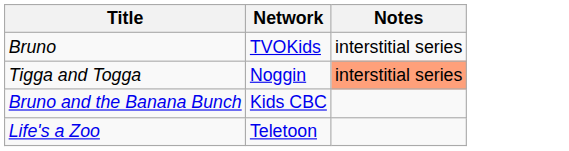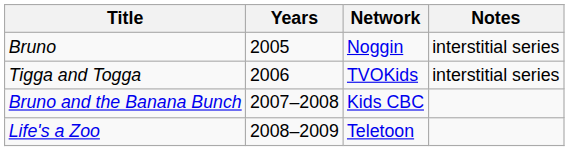+ column: (294, 18)
(285, 46) TVOKids -> (375, 46) Noggin
(278, 74) Noggin -> (383, 74) TVOKids
(399, 74) lightsalmon background -> (496, 74) no background
